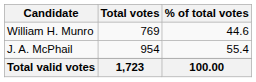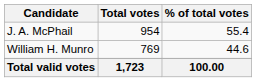rows swapped: (40, 49) <-> (50, 31)
